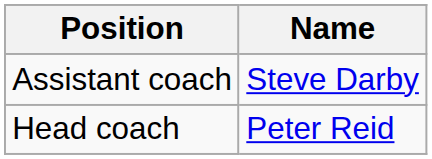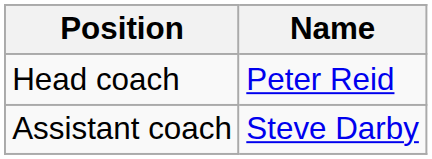rows swapped: (96, 128) <-> (122, 79)
